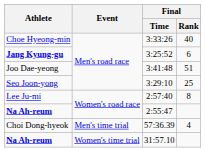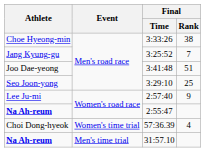(189, 40) 40 -> (189, 40) 38
(35, 54) bold -> (33, 54) normal
(189, 54) 6 -> (189, 54) 7
(189, 97) 8 -> (189, 97) 9
(102, 126) Men's time trial -> (107, 126) Women's time trial
(107, 140) Women's time trial -> (102, 140) Men's time trial
